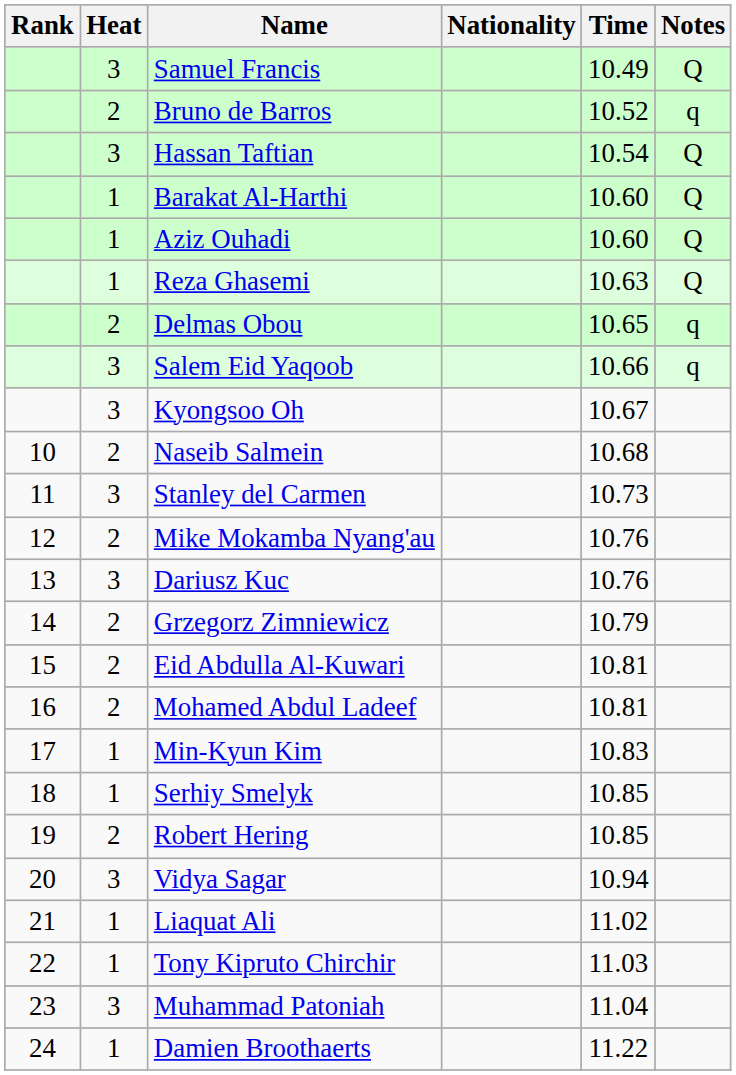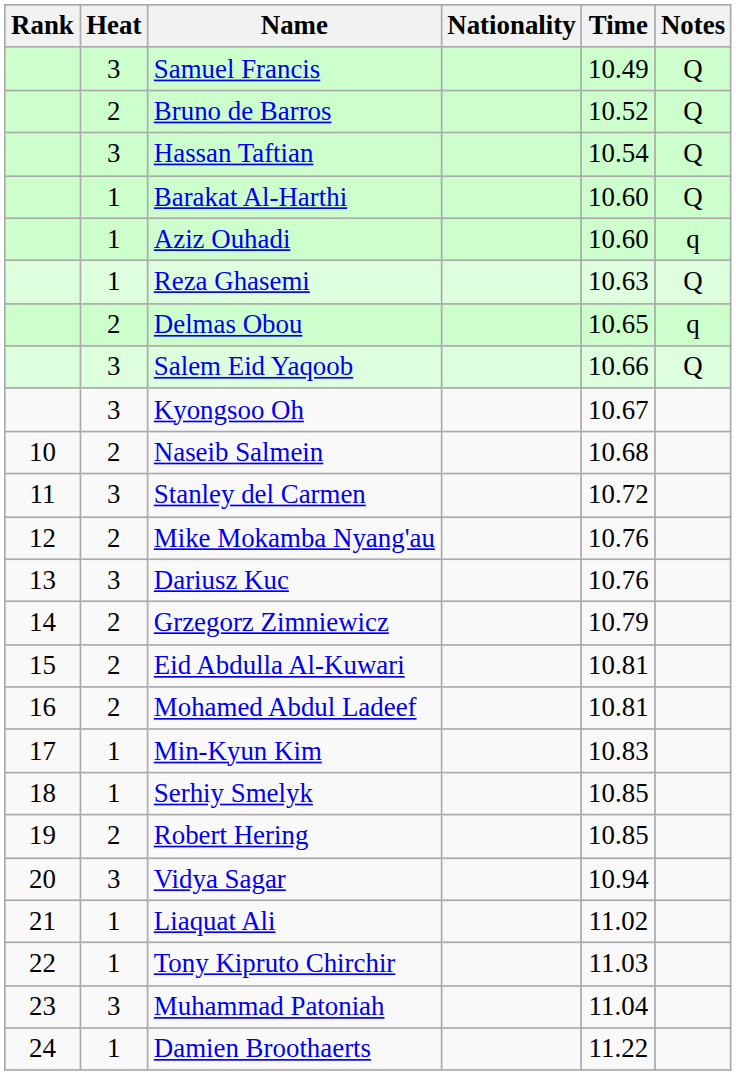(693, 111) q -> (693, 111) Q
(693, 238) Q -> (693, 238) q
(693, 366) q -> (693, 366) Q
(618, 494) 10.73 -> (618, 494) 10.72
